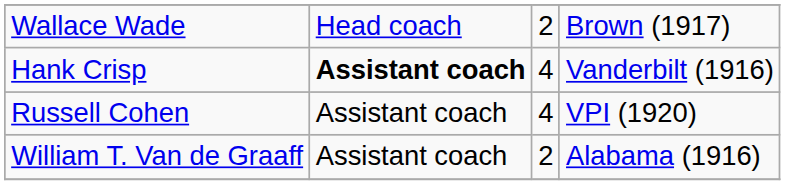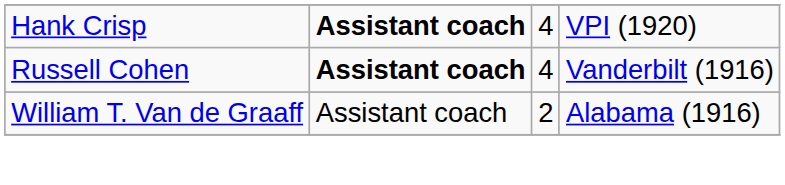- row: (98, 26)
(670, 69) Vanderbilt (1916) -> (631, 26) VPI (1920)
(412, 112) normal -> (421, 69) bold
(631, 112) VPI (1920) -> (670, 69) Vanderbilt (1916)
